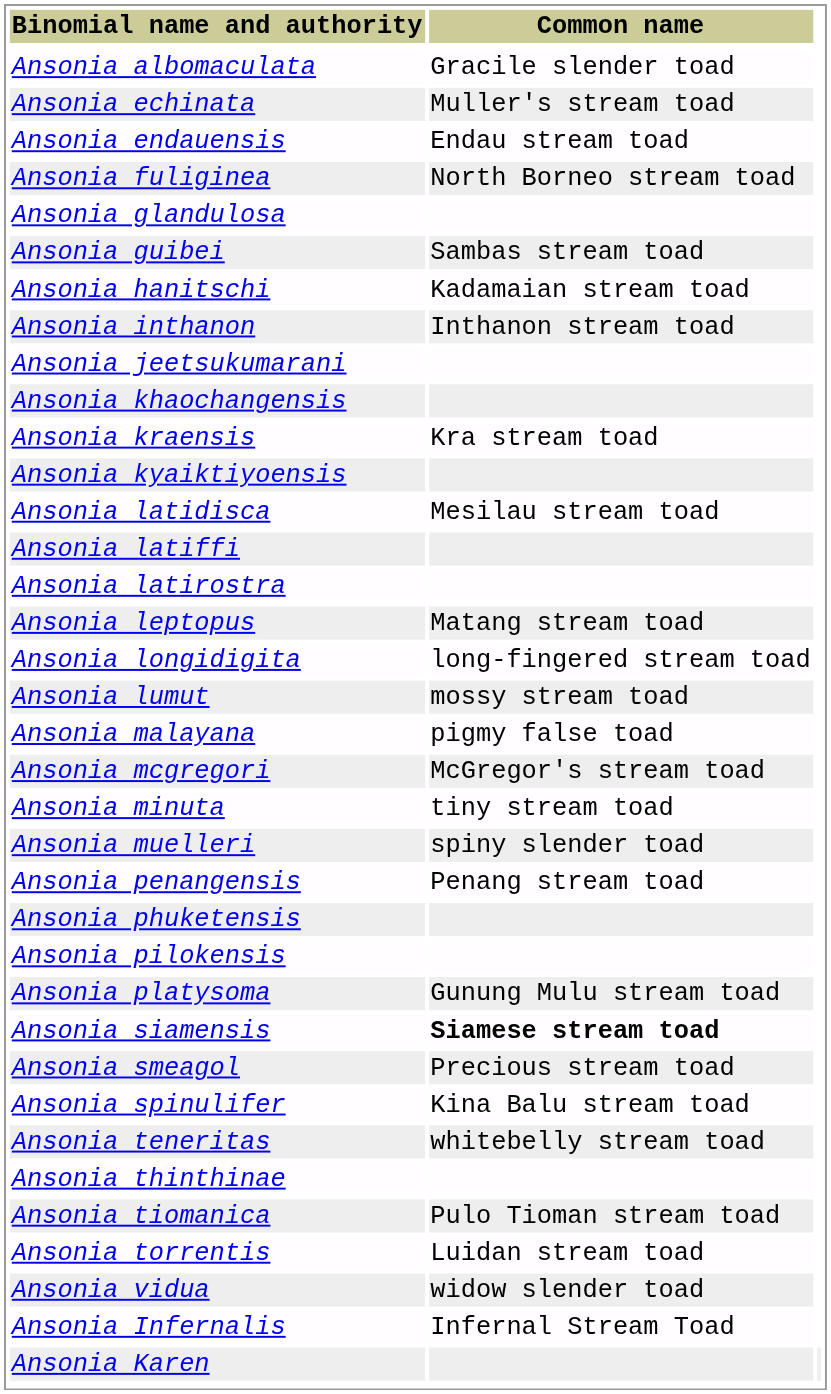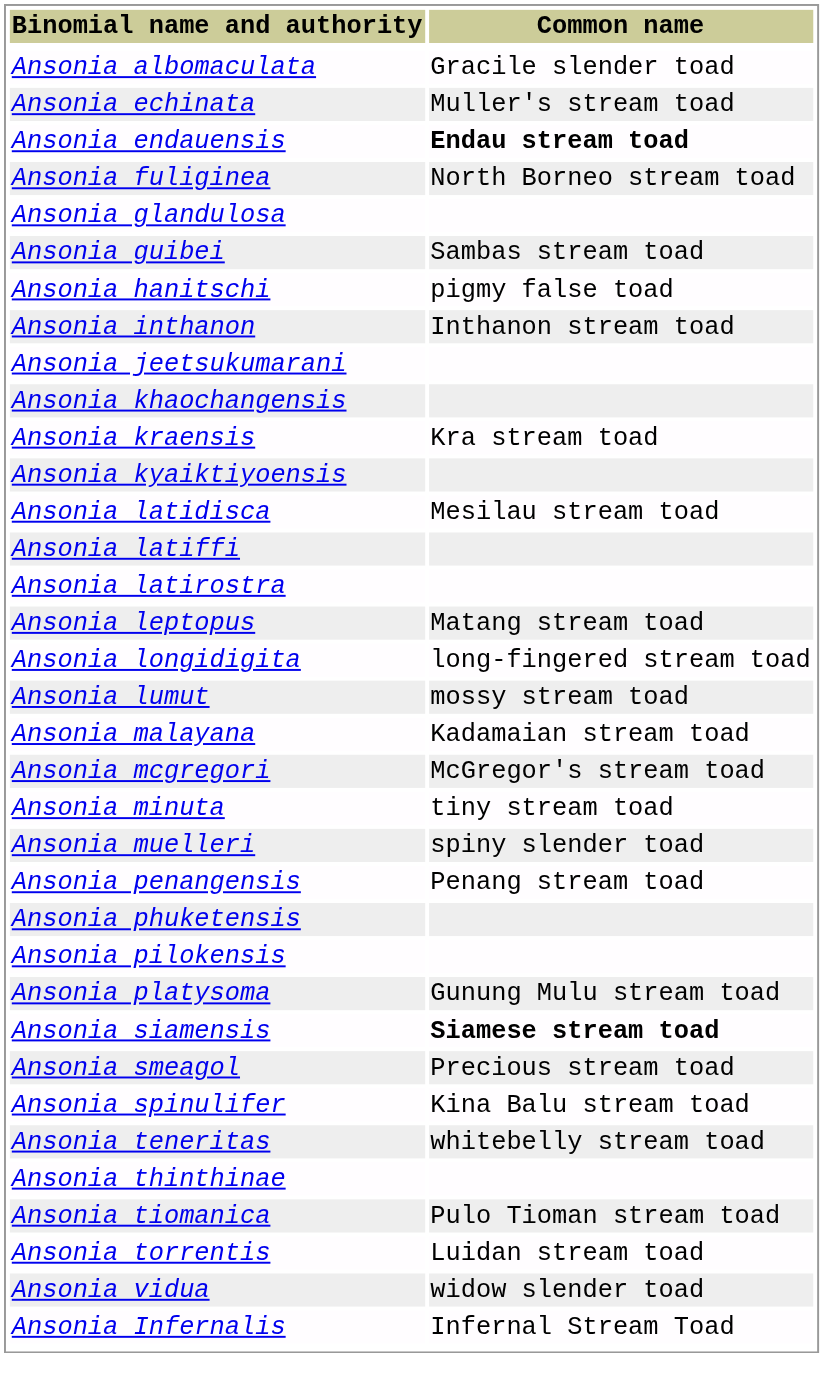(560, 141) normal -> (560, 141) bold
(590, 290) Kadamaian stream toad -> (552, 290) pigmy false toad
(552, 734) pigmy false toad -> (590, 734) Kadamaian stream toad
- row: (111, 1364)
